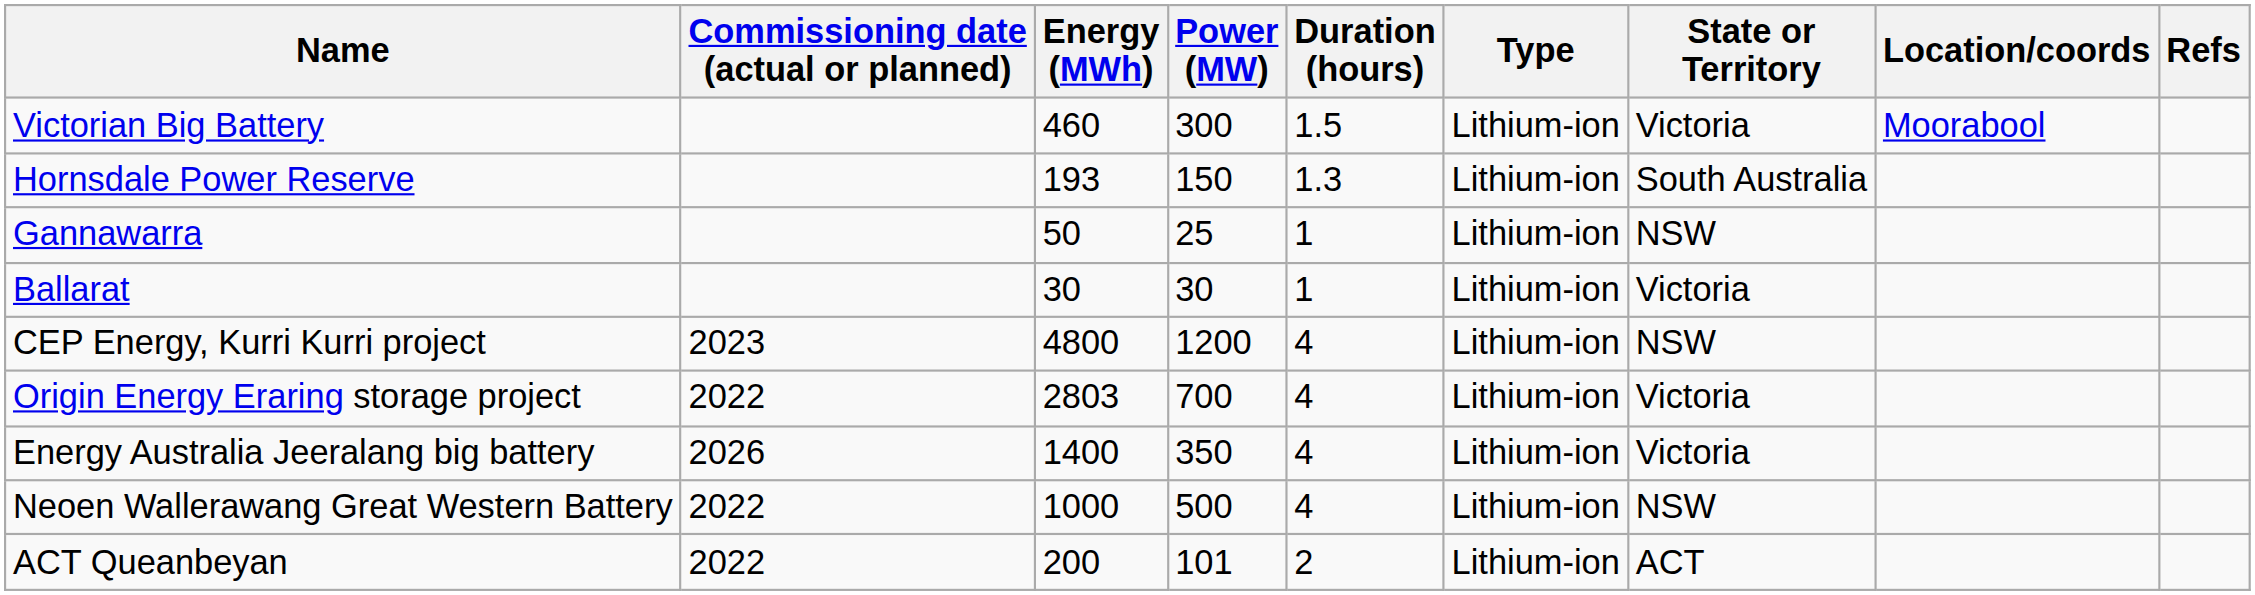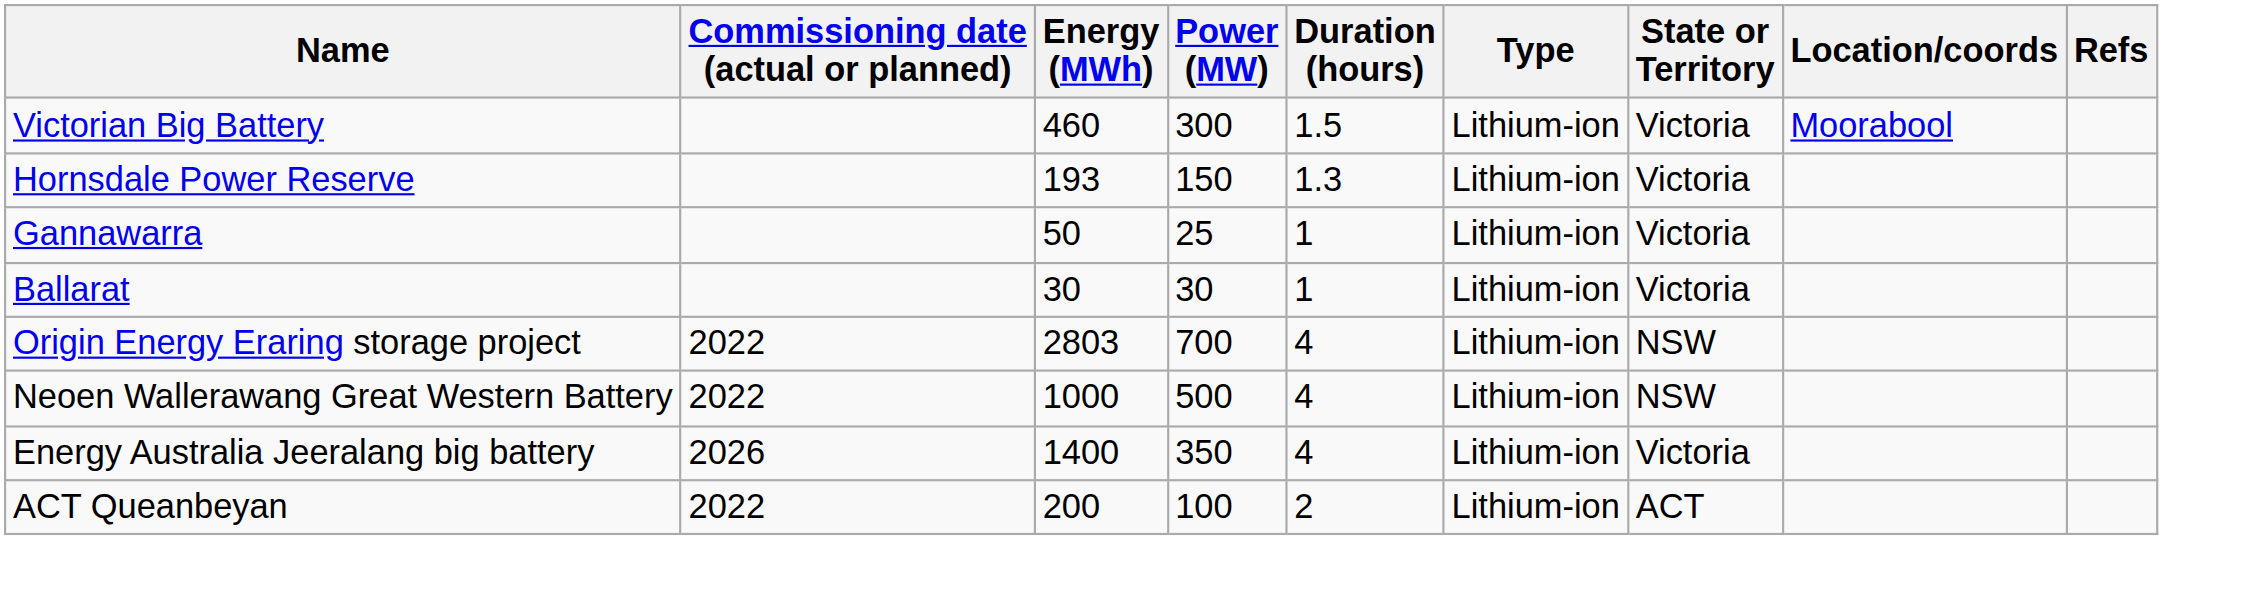(1751, 179) South Australia -> (1693, 179) Victoria
(1676, 234) NSW -> (1693, 234) Victoria
- row: (249, 343)
(1693, 397) Victoria -> (1676, 343) NSW
rows swapped: (343, 506) <-> (304, 452)
(1204, 561) 101 -> (1204, 506) 100
